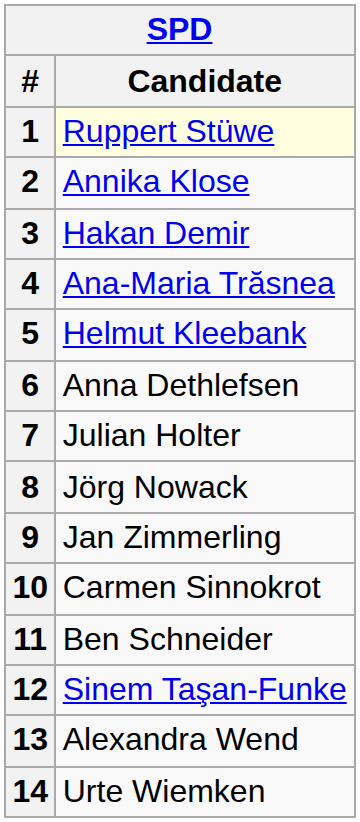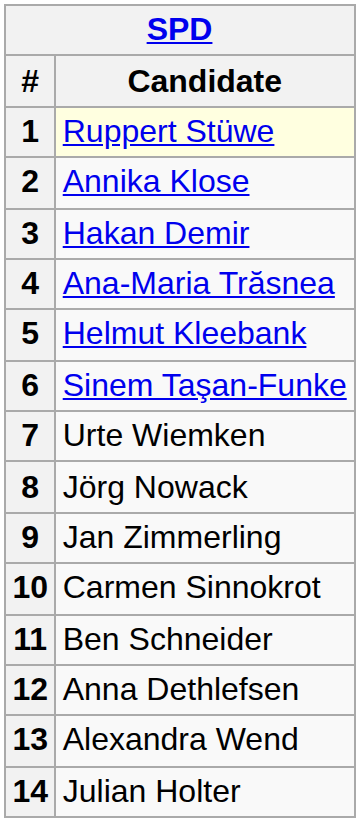(181, 385) Anna Dethlefsen -> (205, 385) Sinem Taşan-Funke
(152, 435) Julian Holter -> (164, 435) Urte Wiemken
(205, 689) Sinem Taşan-Funke -> (181, 689) Anna Dethlefsen
(164, 791) Urte Wiemken -> (152, 791) Julian Holter
